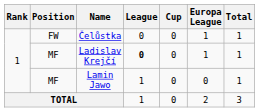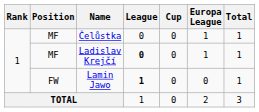(53, 36) FW -> (53, 36) MF
(53, 80) MF -> (53, 80) FW
(141, 80) normal -> (141, 80) bold
